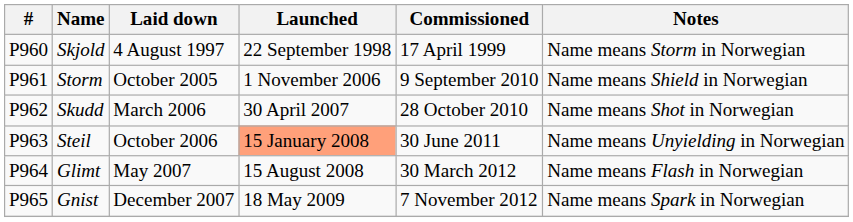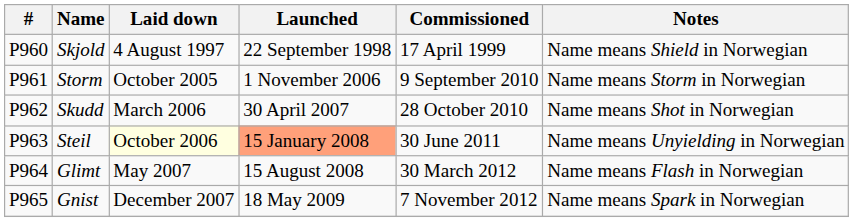(676, 49) Name means Storm in Norwegian -> (677, 49) Name means Shield in Norwegian
(677, 79) Name means Shield in Norwegian -> (676, 79) Name means Storm in Norwegian
(165, 140) no background -> (165, 140) lightyellow background
